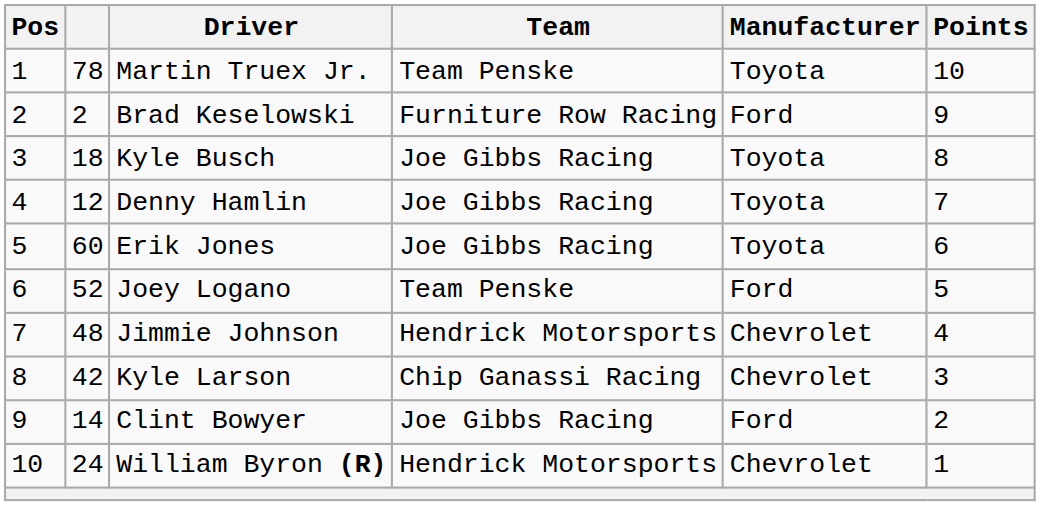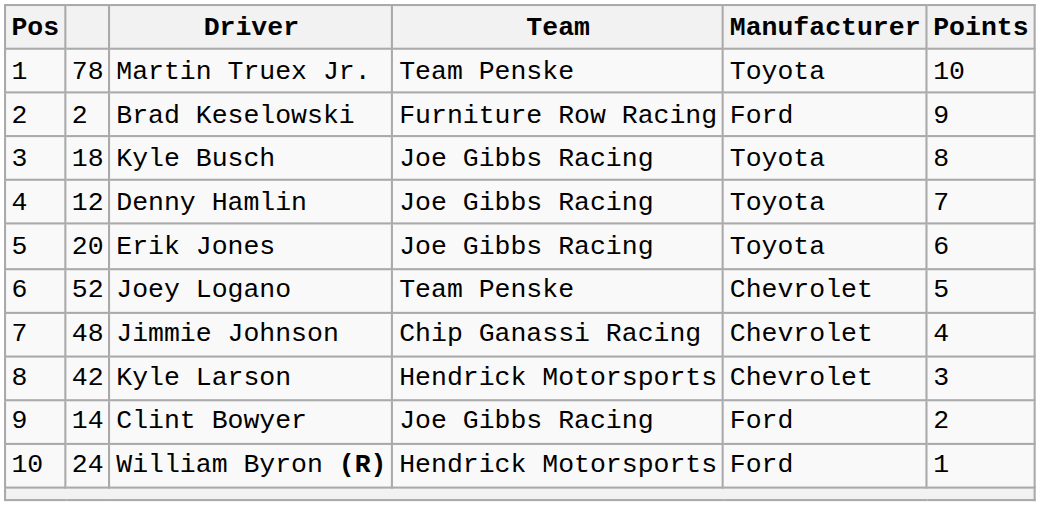(88, 246) 60 -> (88, 246) 20
(762, 290) Ford -> (801, 290) Chevrolet
(558, 334) Hendrick Motorsports -> (550, 334) Chip Ganassi Racing
(550, 378) Chip Ganassi Racing -> (558, 378) Hendrick Motorsports
(801, 465) Chevrolet -> (762, 465) Ford
